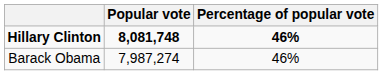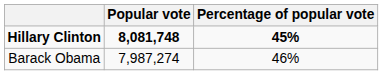(286, 37) 46% -> (286, 37) 45%
